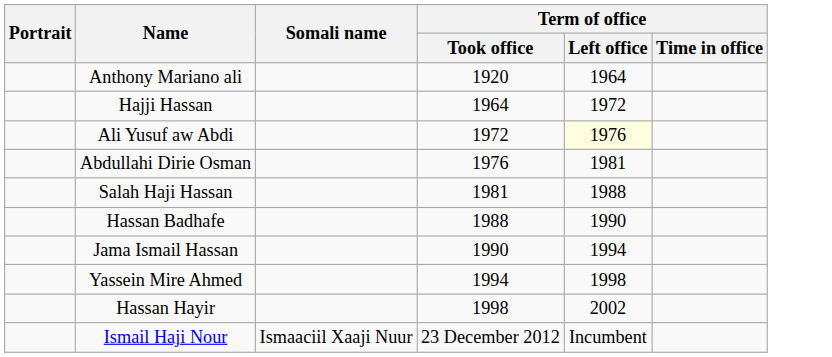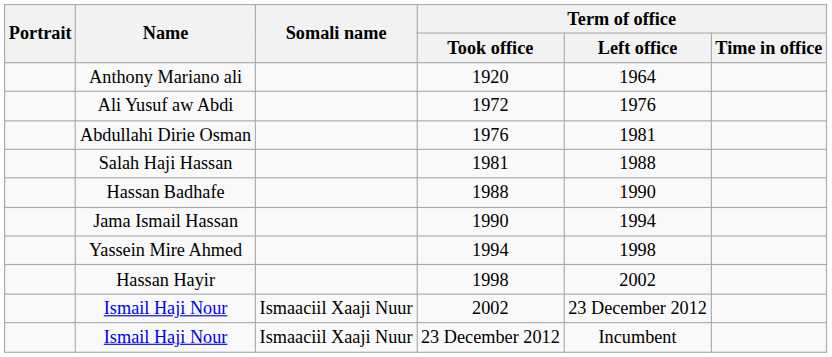- row: (166, 105)
(608, 134) lightyellow background -> (638, 105) no background
+ row: (166, 308)
